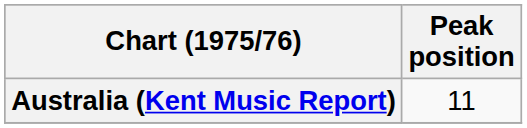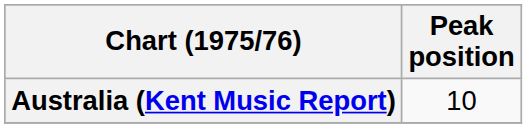(462, 100) 11 -> (462, 100) 10
